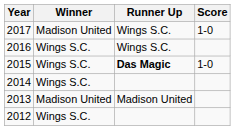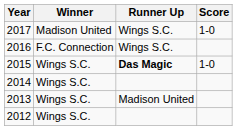(63, 47) Wings S.C. -> (75, 47) F.C. Connection
(74, 99) Madison United -> (63, 99) Wings S.C.
